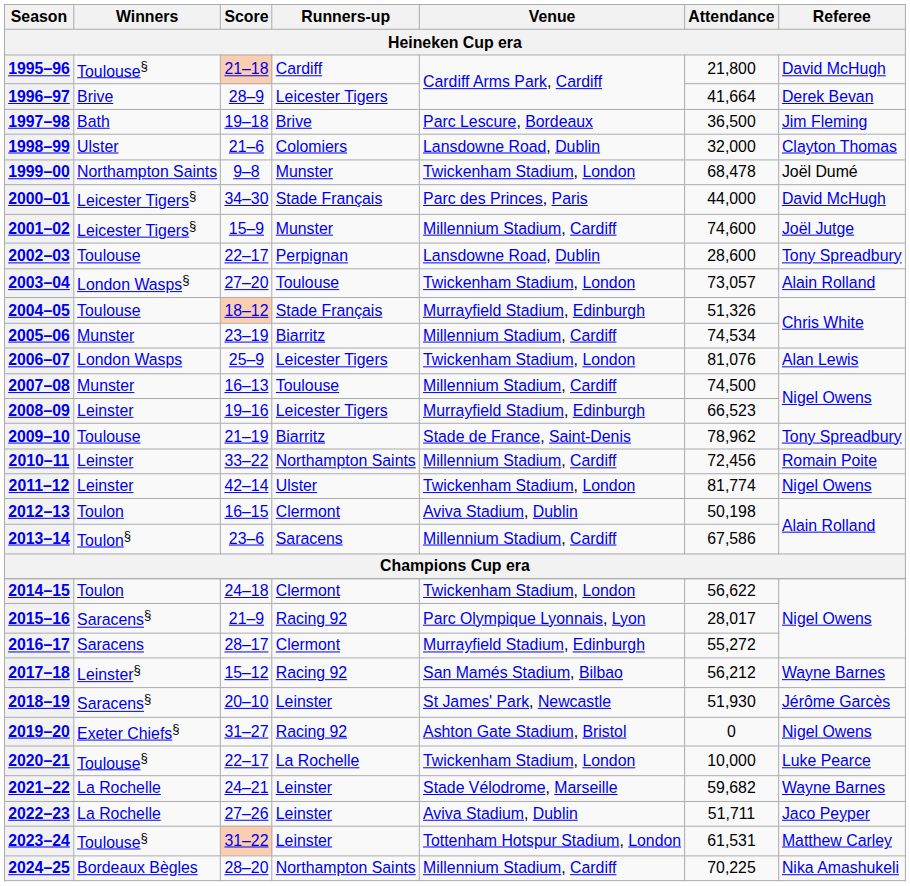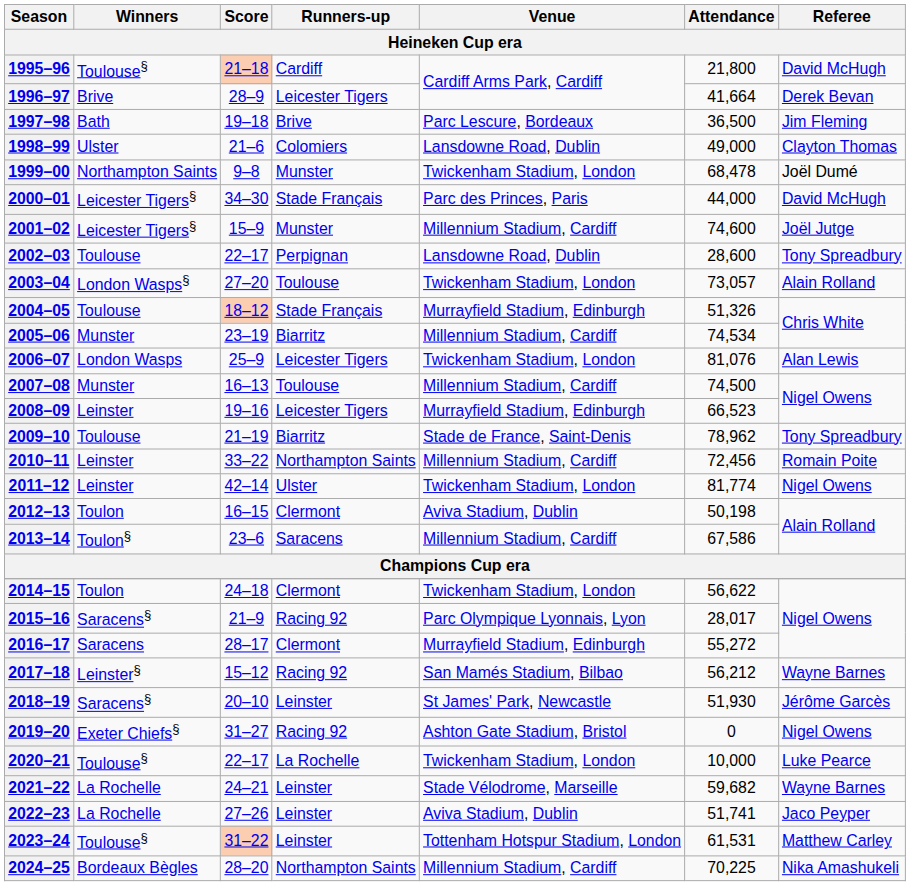(731, 146) 32,000 -> (731, 146) 49,000
(731, 813) 51,711 -> (731, 813) 51,741
